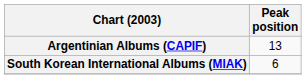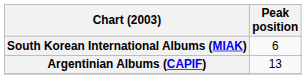rows swapped: (127, 45) <-> (127, 64)
